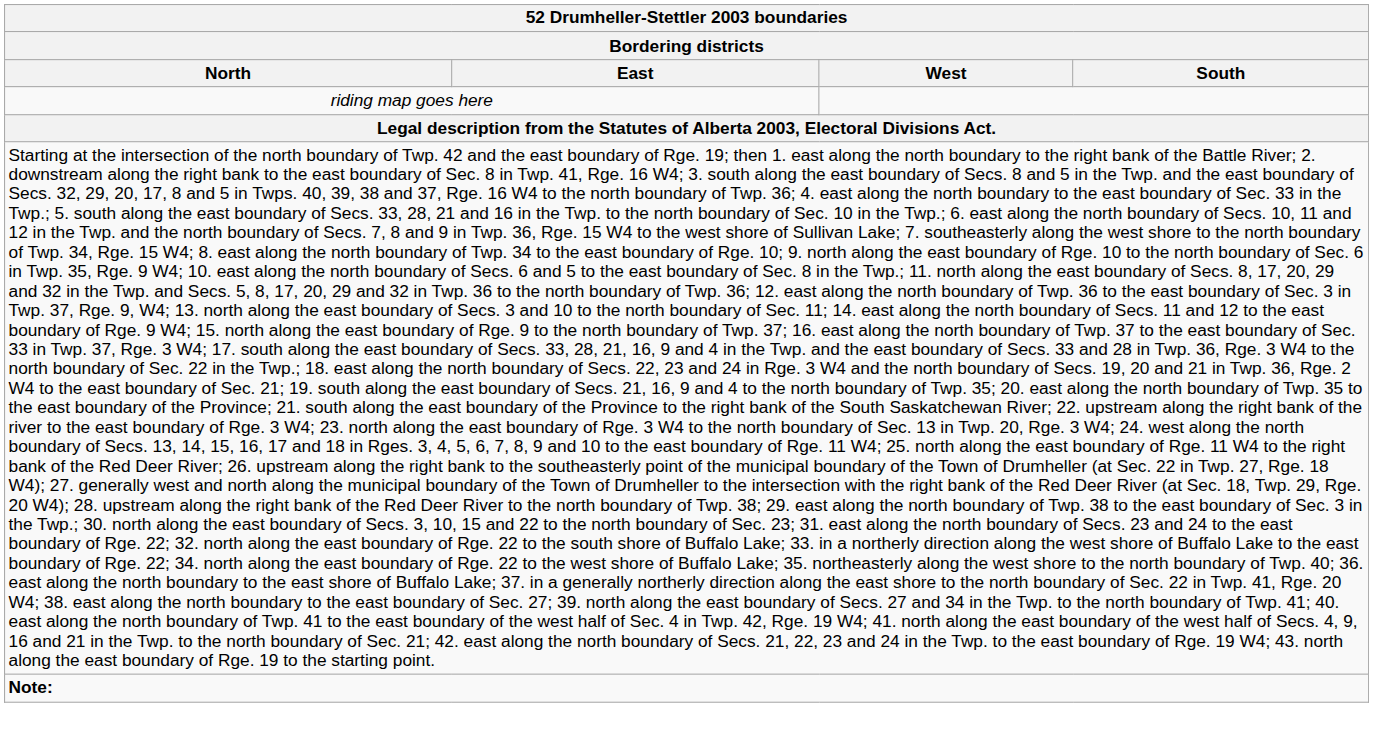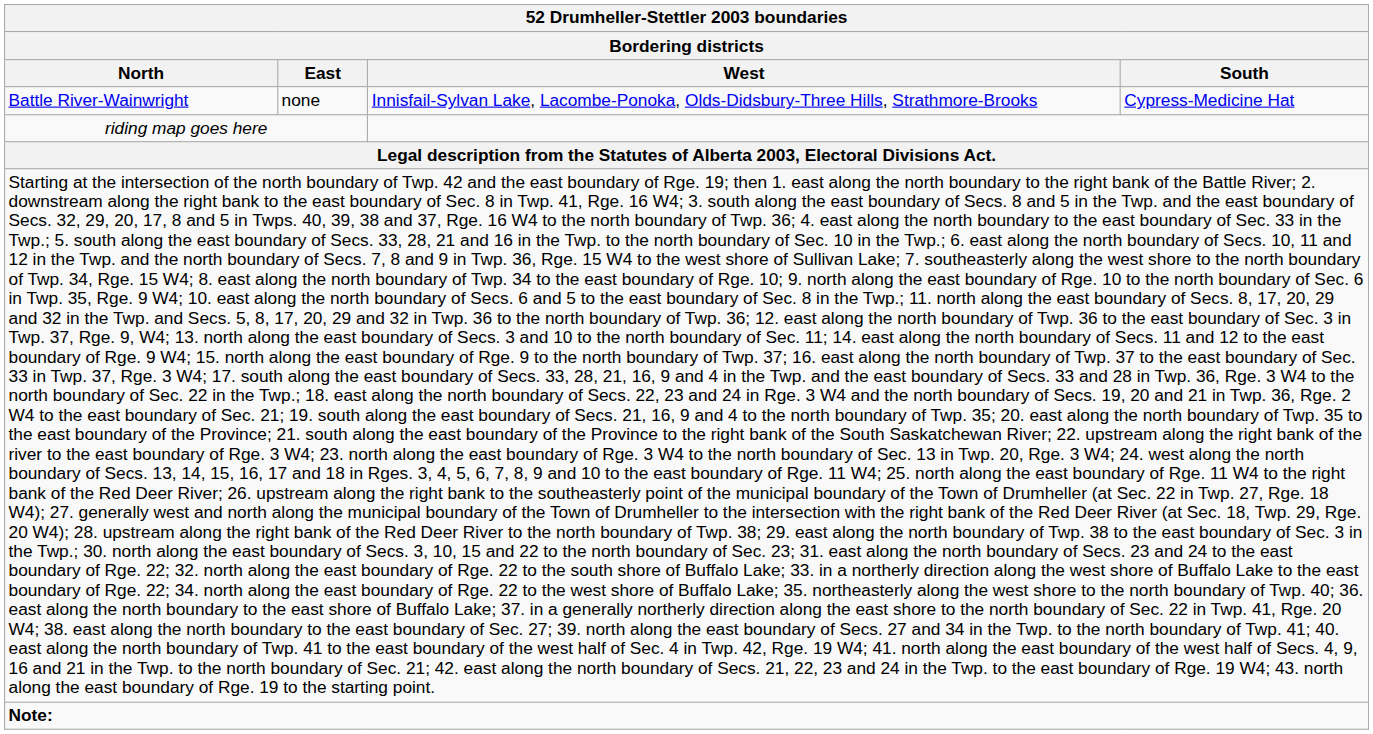+ row: (98, 100)
